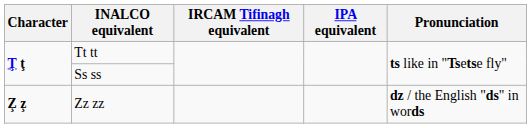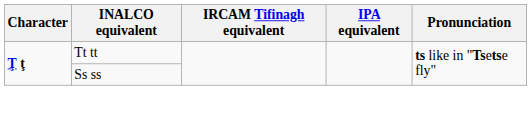- row: (89, 104)
